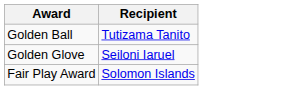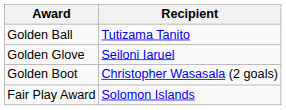+ row: (42, 74)
